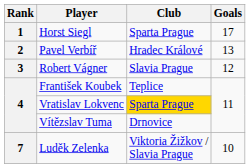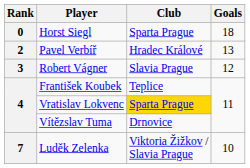(20, 31) 1 -> (20, 31) 0
(228, 31) 17 -> (228, 31) 18
